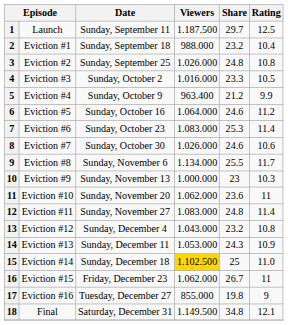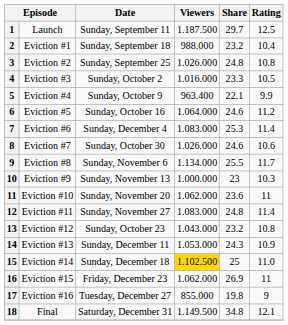(234, 96) 21.2 -> (234, 96) 22.1
(125, 129) Sunday, October 23 -> (125, 129) Sunday, December 4
(125, 229) Sunday, December 4 -> (125, 229) Sunday, October 23
(234, 279) 26.7 -> (234, 279) 26.9
